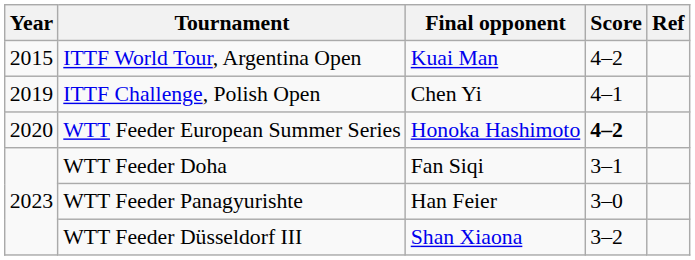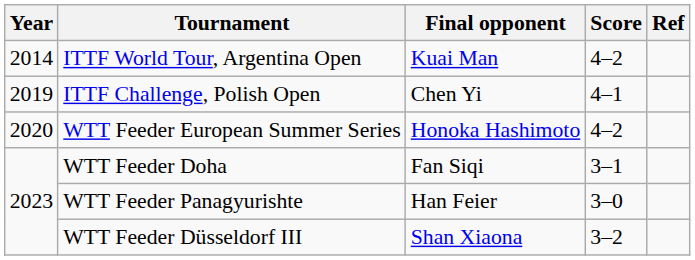(31, 58) 2015 -> (31, 58) 2014
(607, 130) bold -> (607, 130) normal
